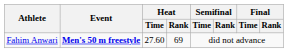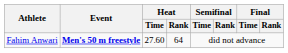(179, 40) 69 -> (179, 40) 64
